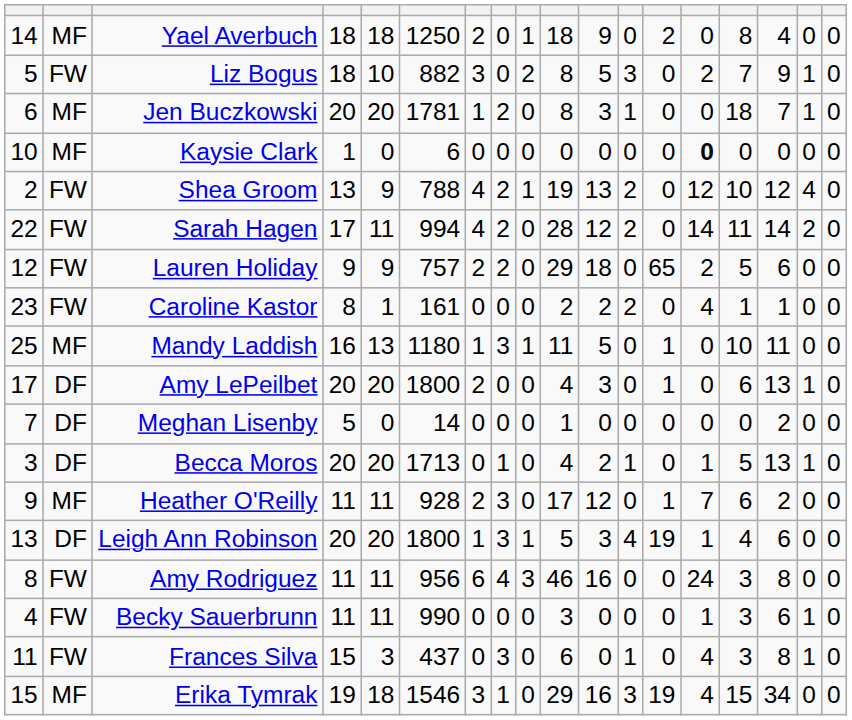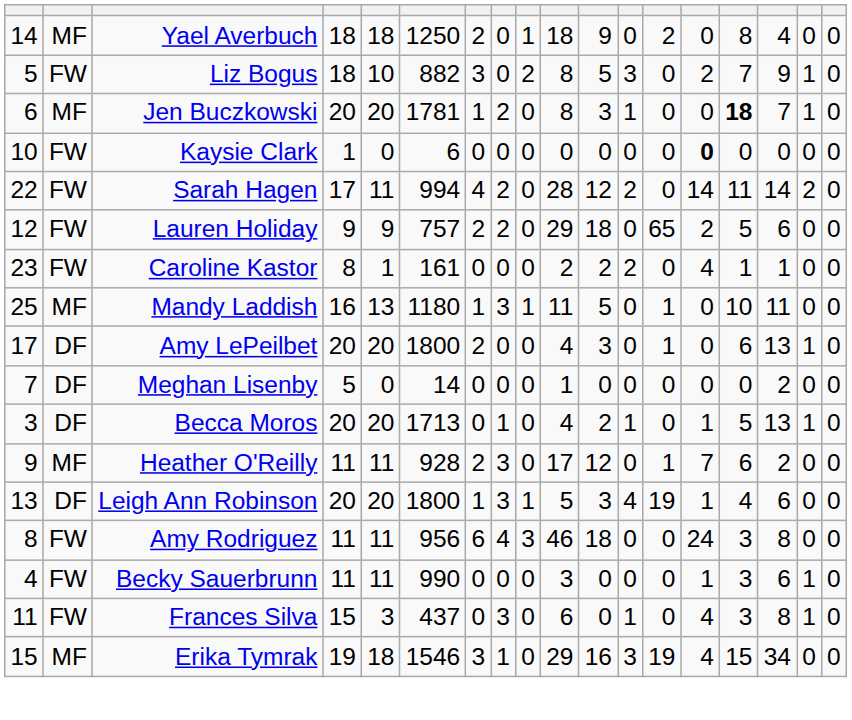(739, 112) normal -> (739, 112) bold
(69, 151) MF -> (68, 151) FW
- row: (248, 190)
(598, 578) 16 -> (598, 539) 18
